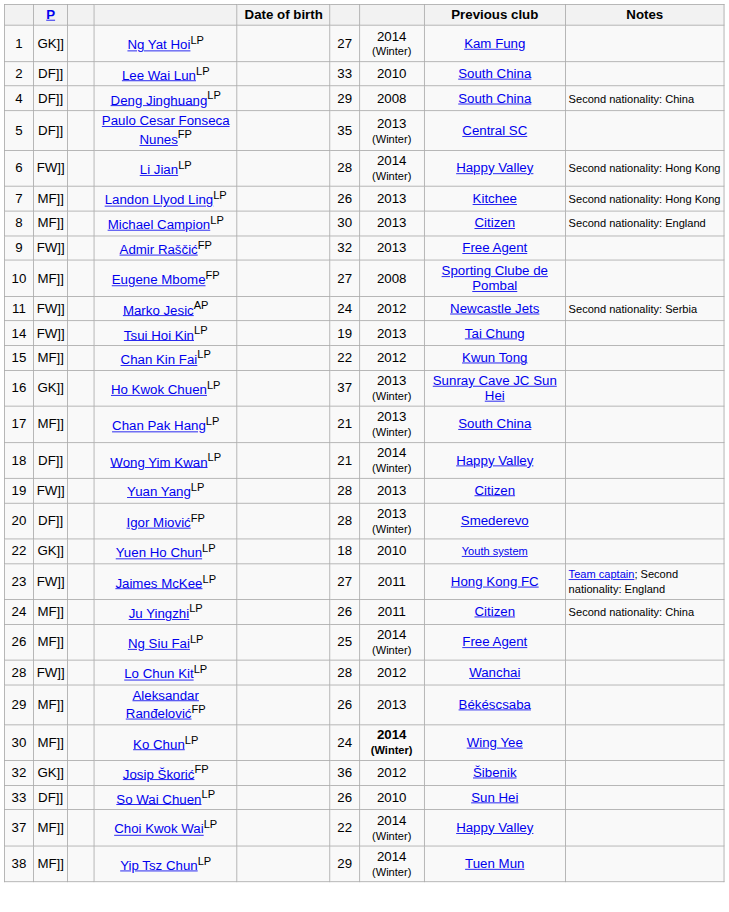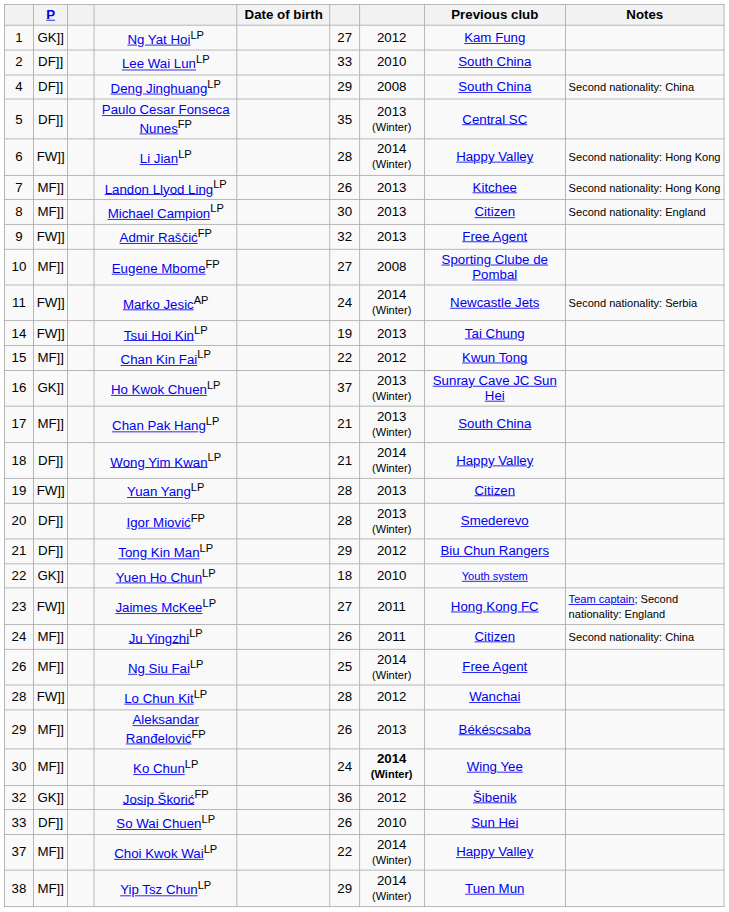(392, 43) 2014 (Winter) -> (392, 37) 2012
(392, 308) 2012 -> (392, 303) 2014 (Winter)
+ row: (166, 551)
